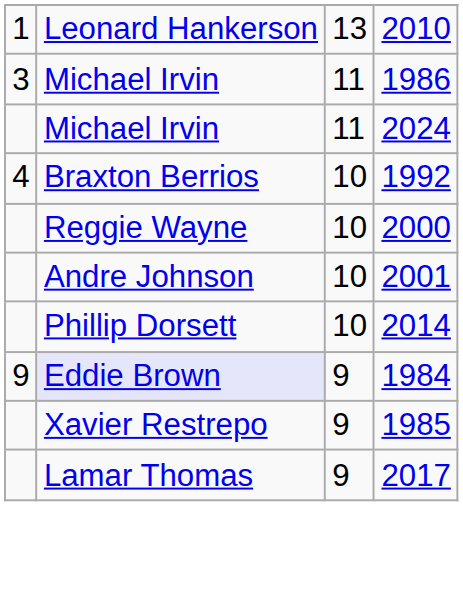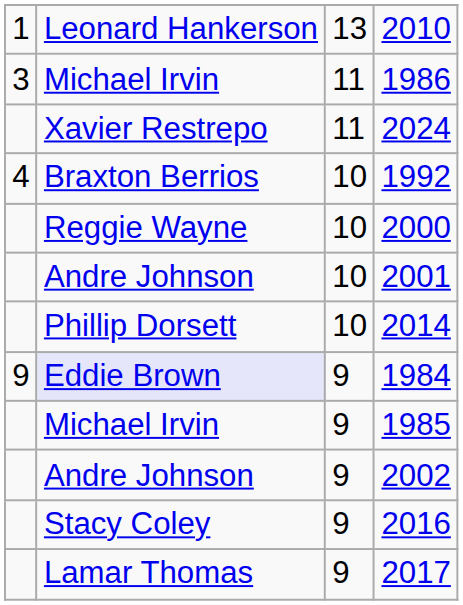(131, 128) Michael Irvin -> (156, 128) Xavier Restrepo
(156, 425) Xavier Restrepo -> (131, 425) Michael Irvin
+ row: (416, 474)
+ row: (416, 524)
